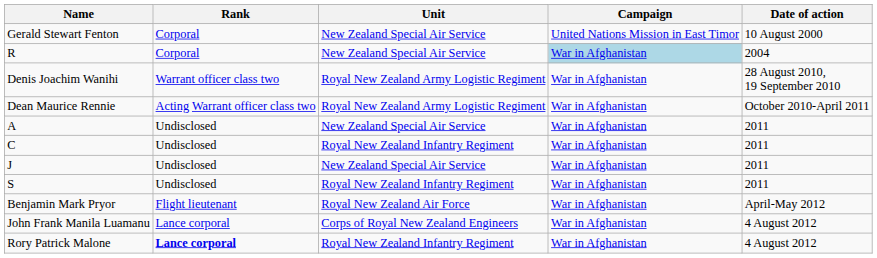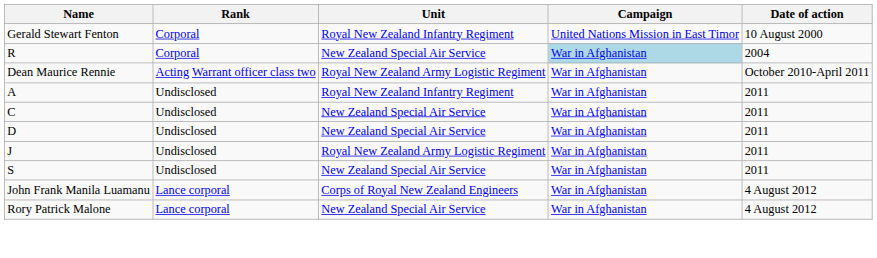(403, 33) New Zealand Special Air Service -> (417, 33) Royal New Zealand Infantry Regiment
- row: (63, 79)
(403, 125) New Zealand Special Air Service -> (417, 92) Royal New Zealand Infantry Regiment
(417, 145) Royal New Zealand Infantry Regiment -> (403, 111) New Zealand Special Air Service
+ row: (12, 131)
(403, 164) New Zealand Special Air Service -> (433, 151) Royal New Zealand Army Logistic Regiment
(417, 184) Royal New Zealand Infantry Regiment -> (403, 170) New Zealand Special Air Service
- row: (61, 203)
(196, 243) bold -> (193, 209) normal
(417, 243) Royal New Zealand Infantry Regiment -> (403, 209) New Zealand Special Air Service
